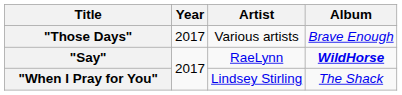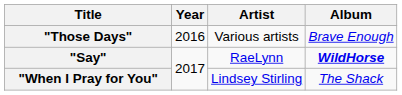(190, 36) 2017 -> (190, 36) 2016
